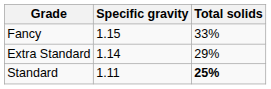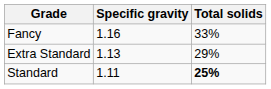(108, 34) 1.15 -> (108, 34) 1.16
(108, 53) 1.14 -> (108, 53) 1.13
